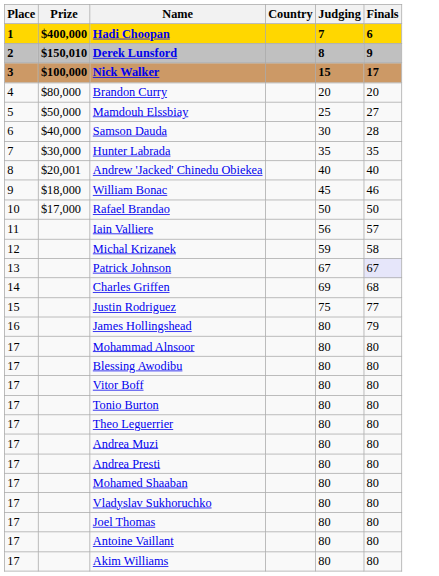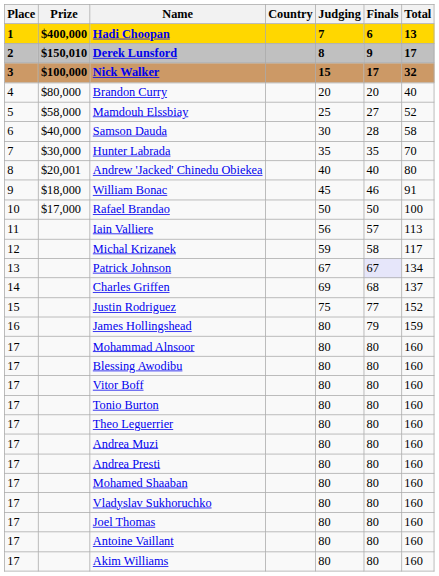+ column: (418, 14)
(61, 111) $50,000 -> (61, 111) $58,000
